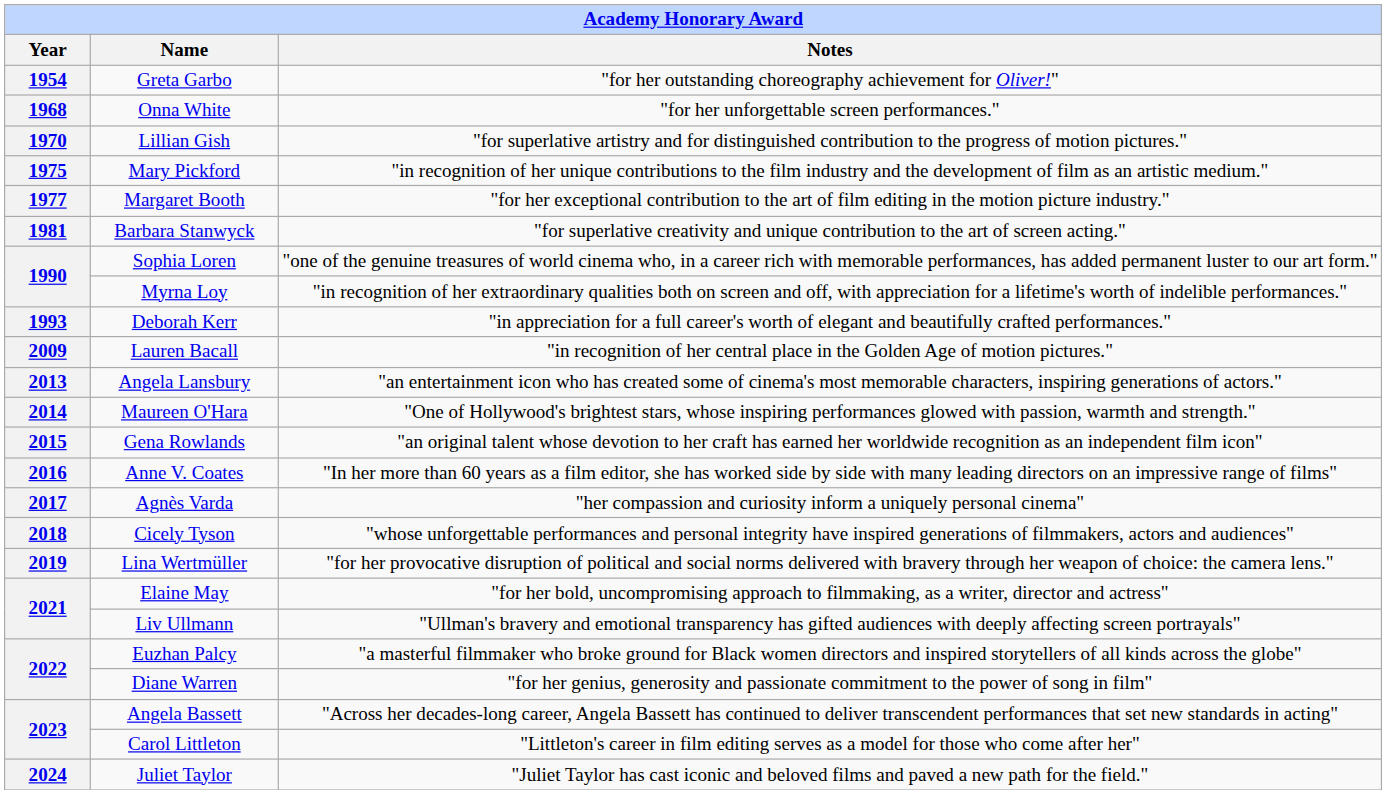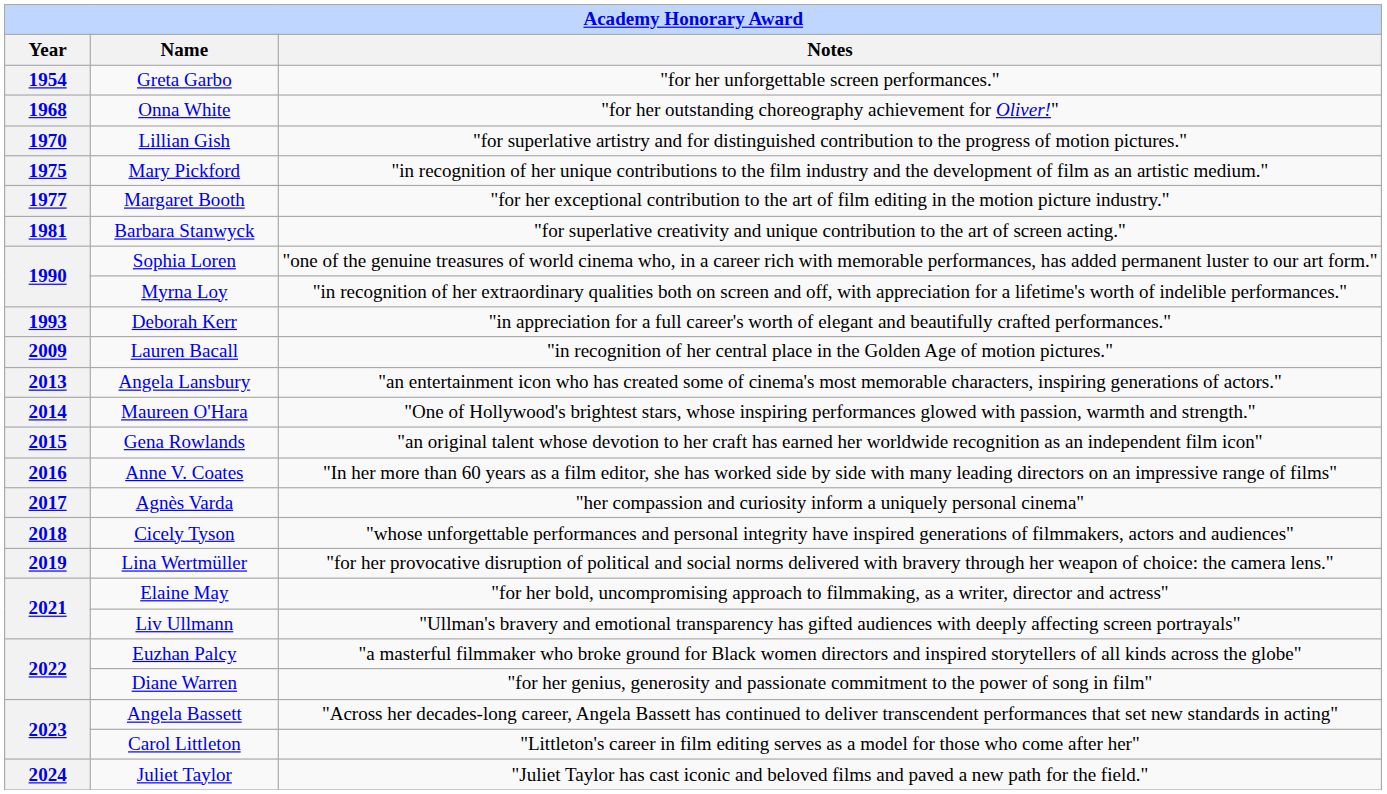(830, 79) "for her outstanding choreography achievement for Oliver!" -> (830, 79) "for her unforgettable screen performances."
(830, 110) "for her unforgettable screen performances." -> (830, 110) "for her outstanding choreography achievement for Oliver!"
